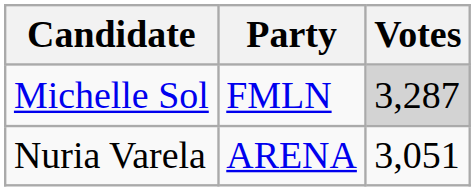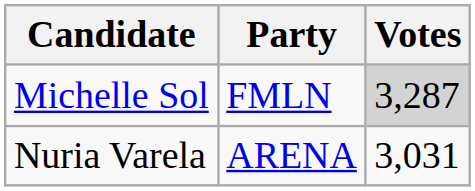(417, 154) 3,051 -> (417, 154) 3,031
